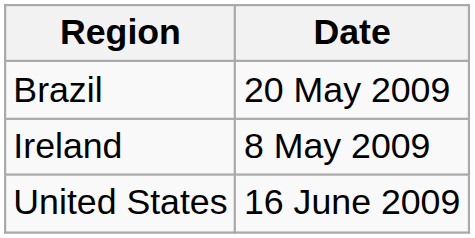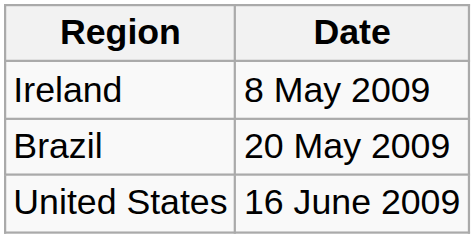rows swapped: (68, 145) <-> (58, 89)
